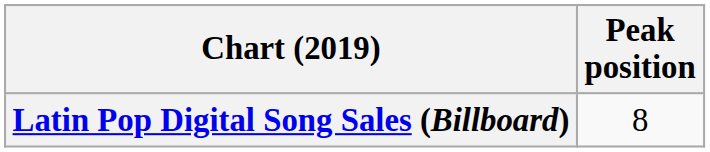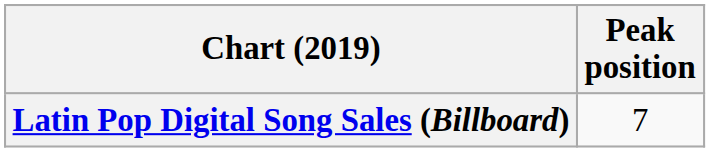(640, 119) 8 -> (640, 119) 7
